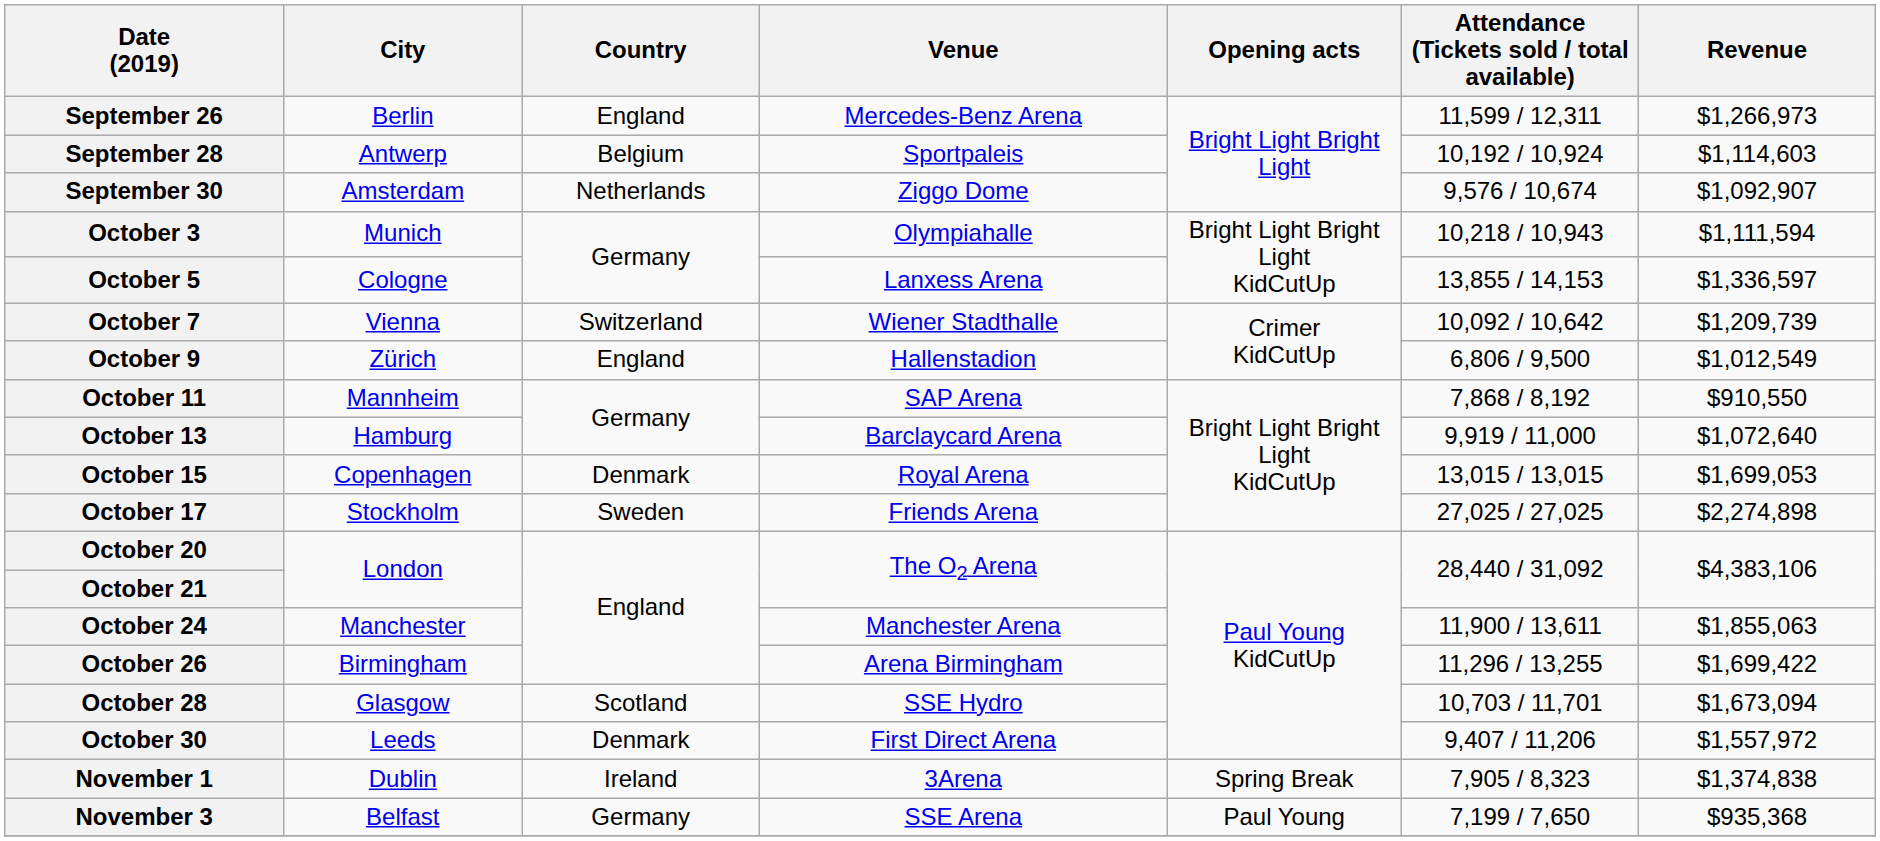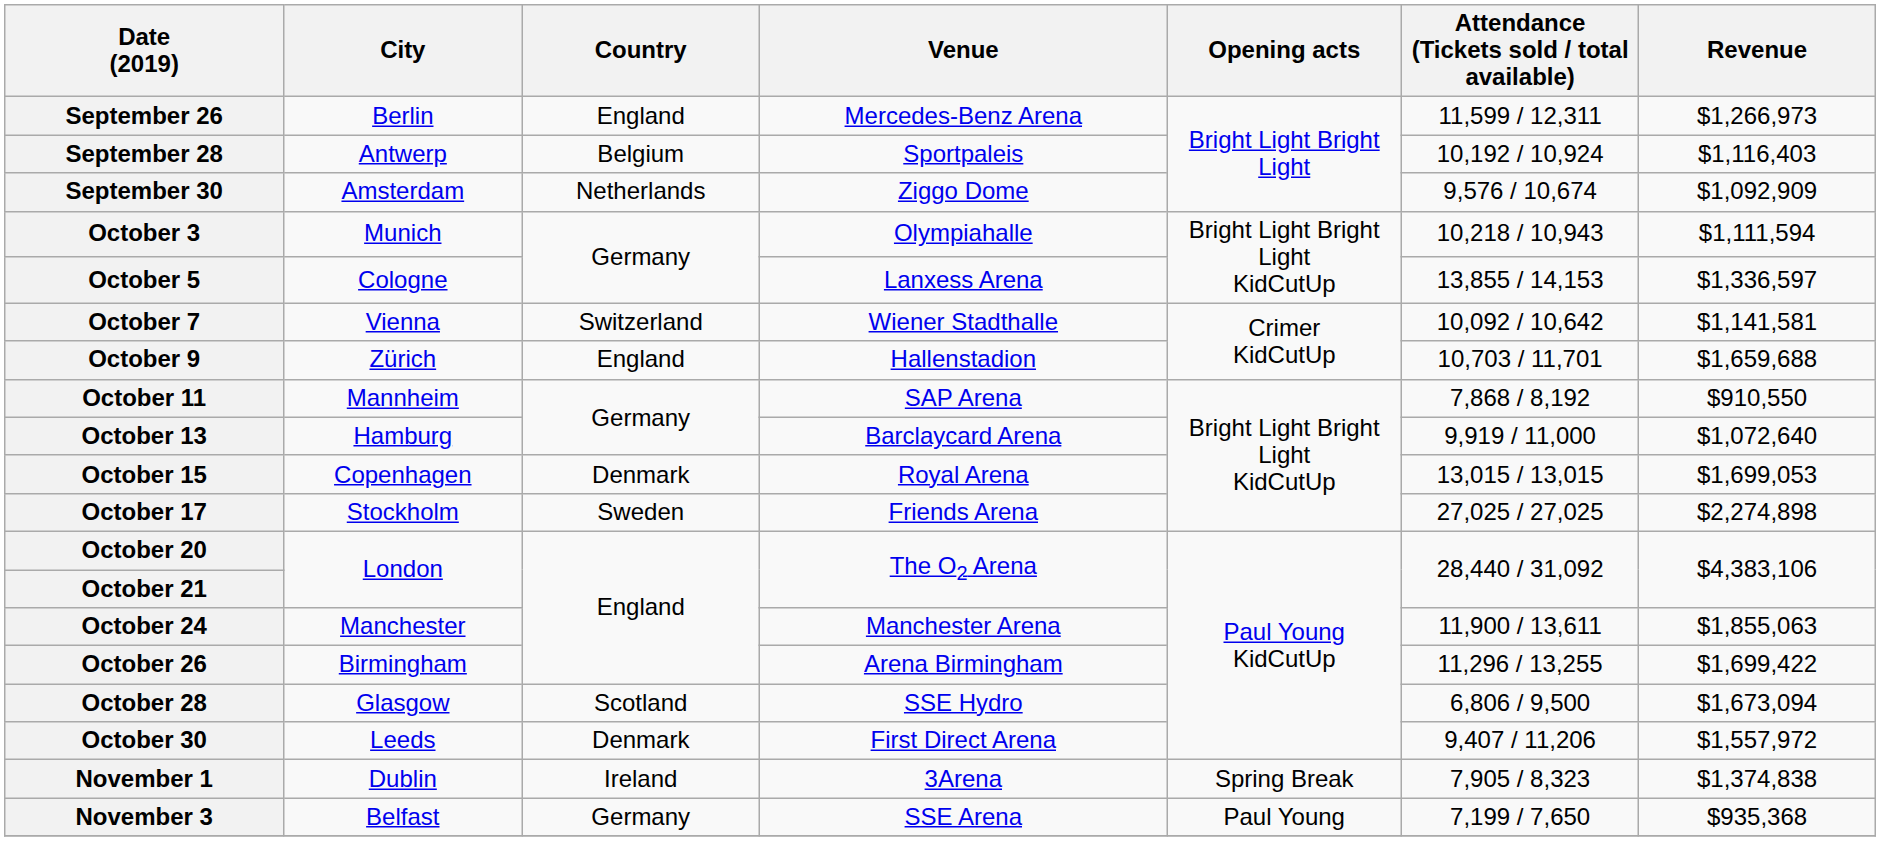(1757, 153) $1,114,603 -> (1757, 153) $1,116,403
(1757, 191) $1,092,907 -> (1757, 191) $1,092,909
(1757, 321) $1,209,739 -> (1757, 321) $1,141,581
(1520, 359) 6,806 / 9,500 -> (1520, 359) 10,703 / 11,701
(1757, 359) $1,012,549 -> (1757, 359) $1,659,688
(1520, 702) 10,703 / 11,701 -> (1520, 702) 6,806 / 9,500
